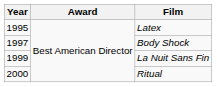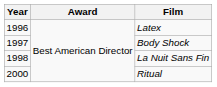(17, 27) 1995 -> (17, 27) 1996
(17, 58) 1999 -> (17, 58) 1998
